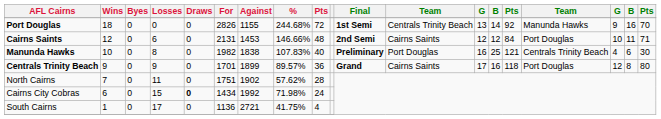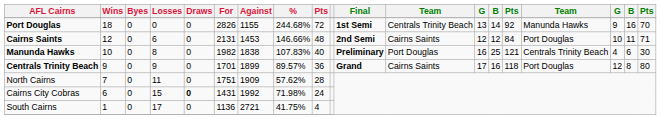(250, 79) 1902 -> (250, 79) 1909
(226, 93) 1434 -> (226, 93) 1431
